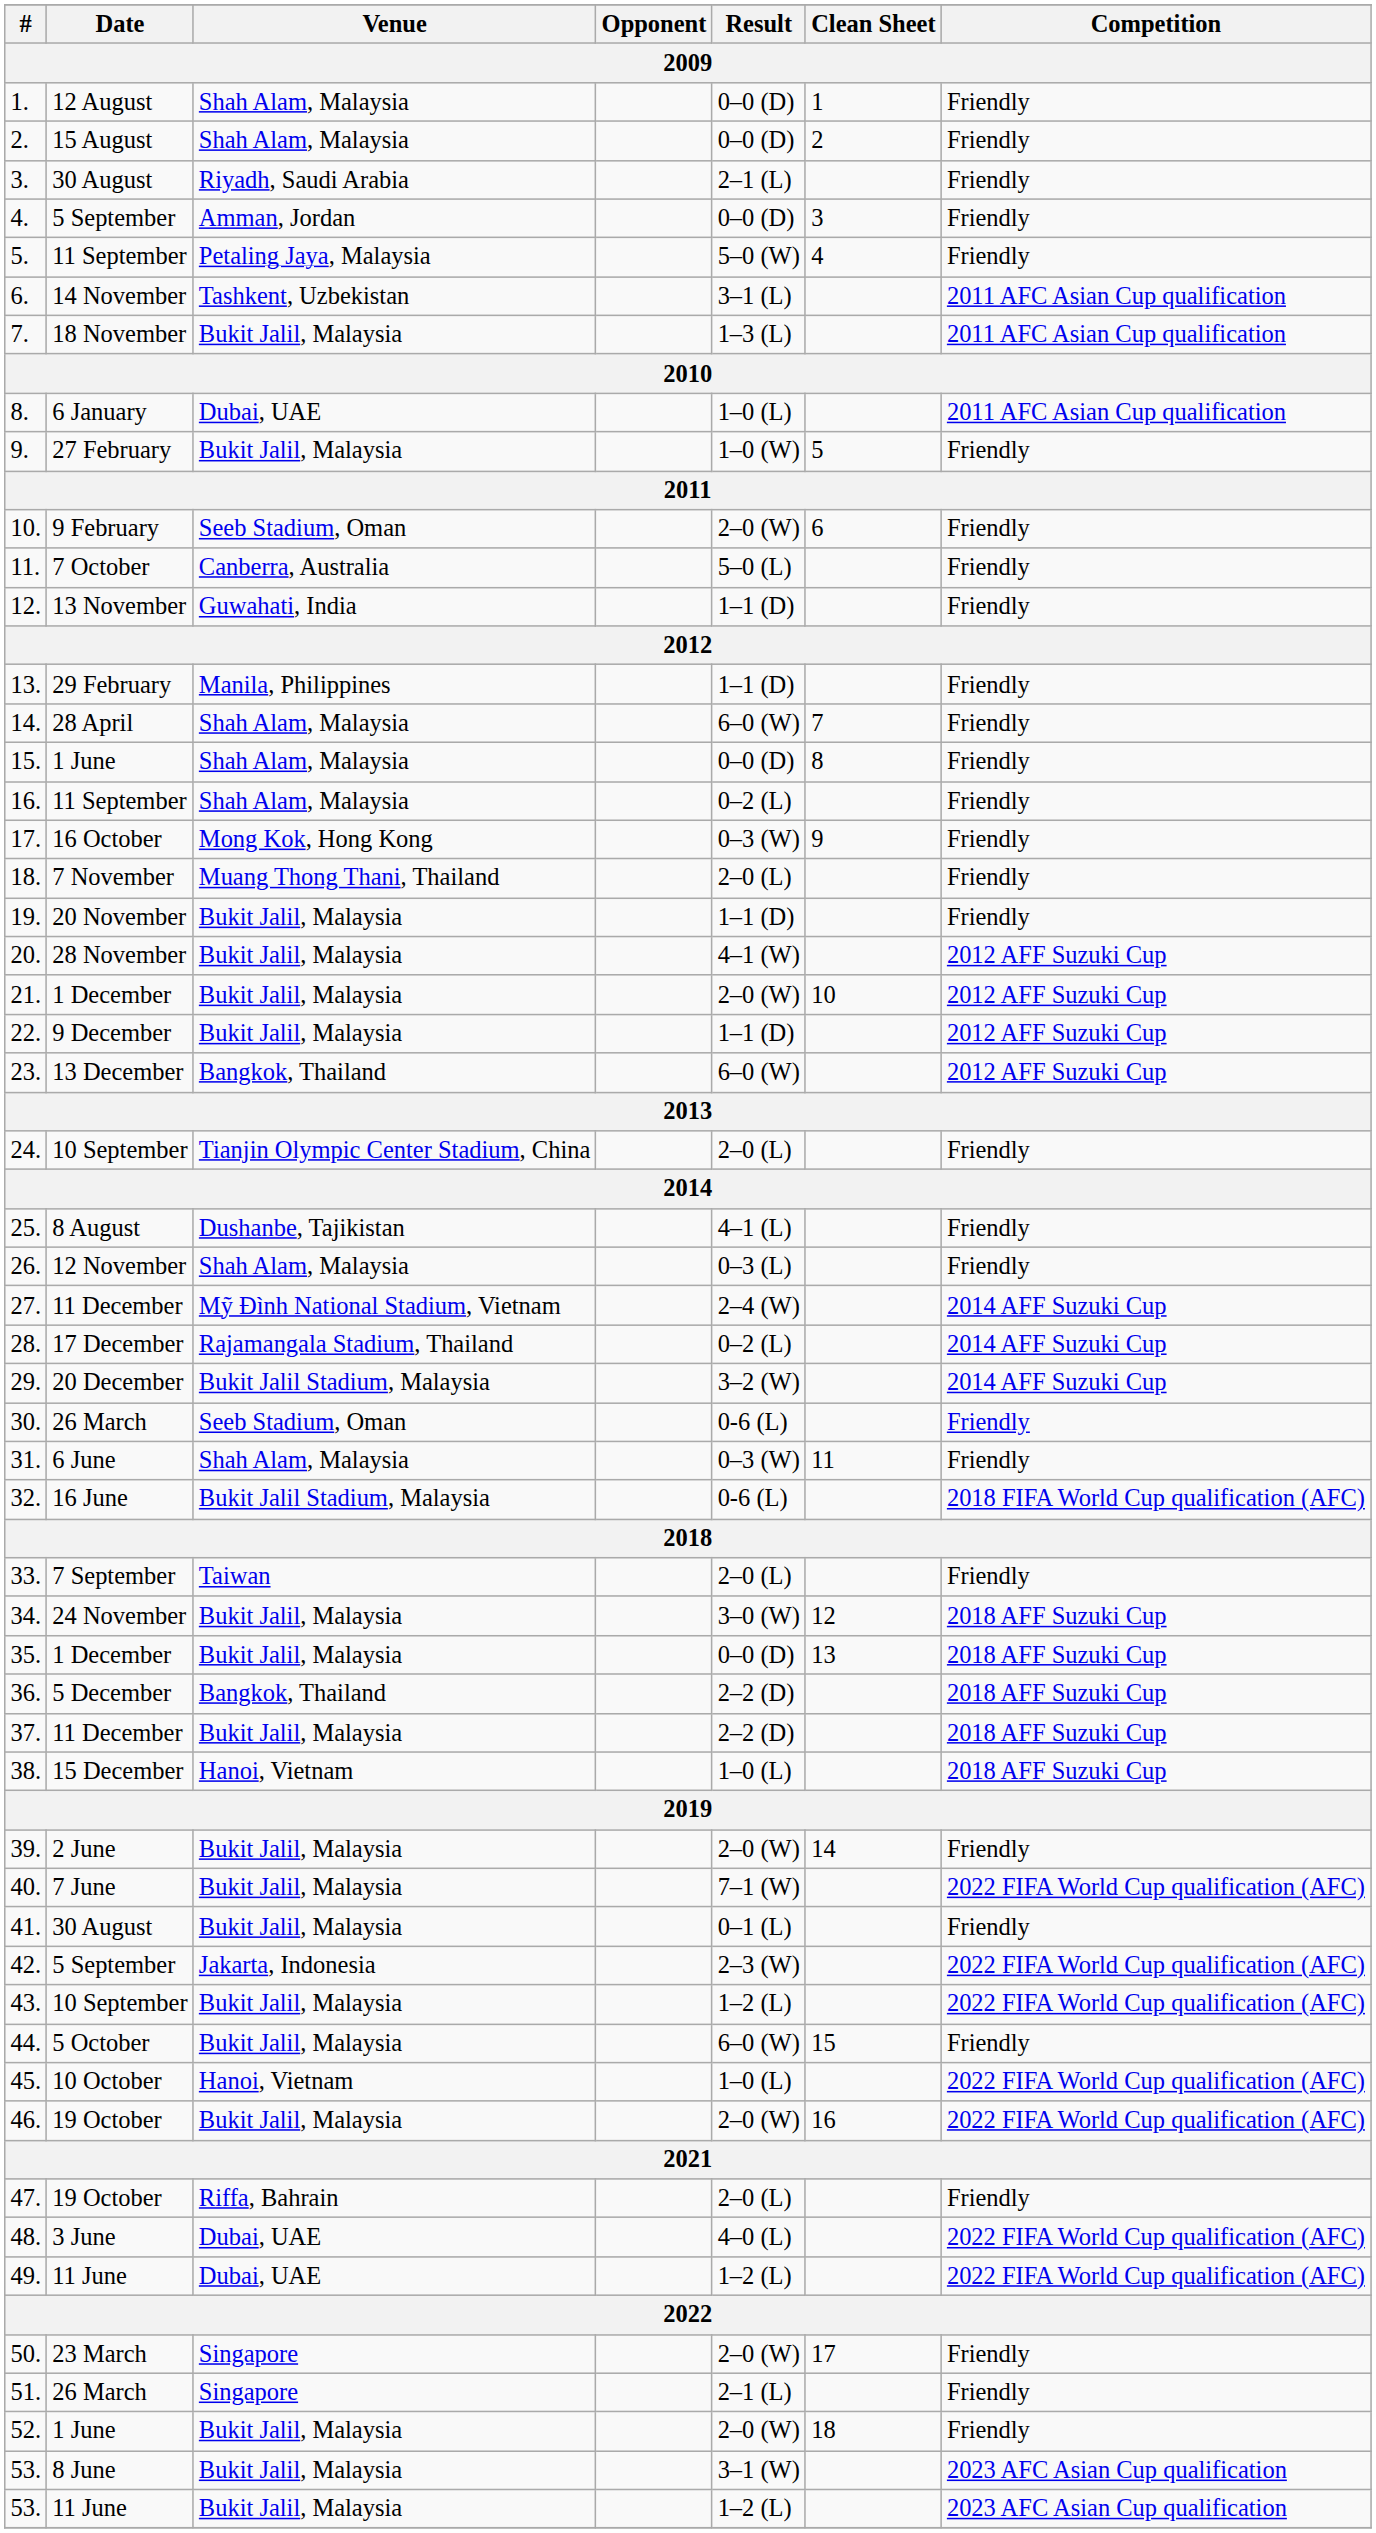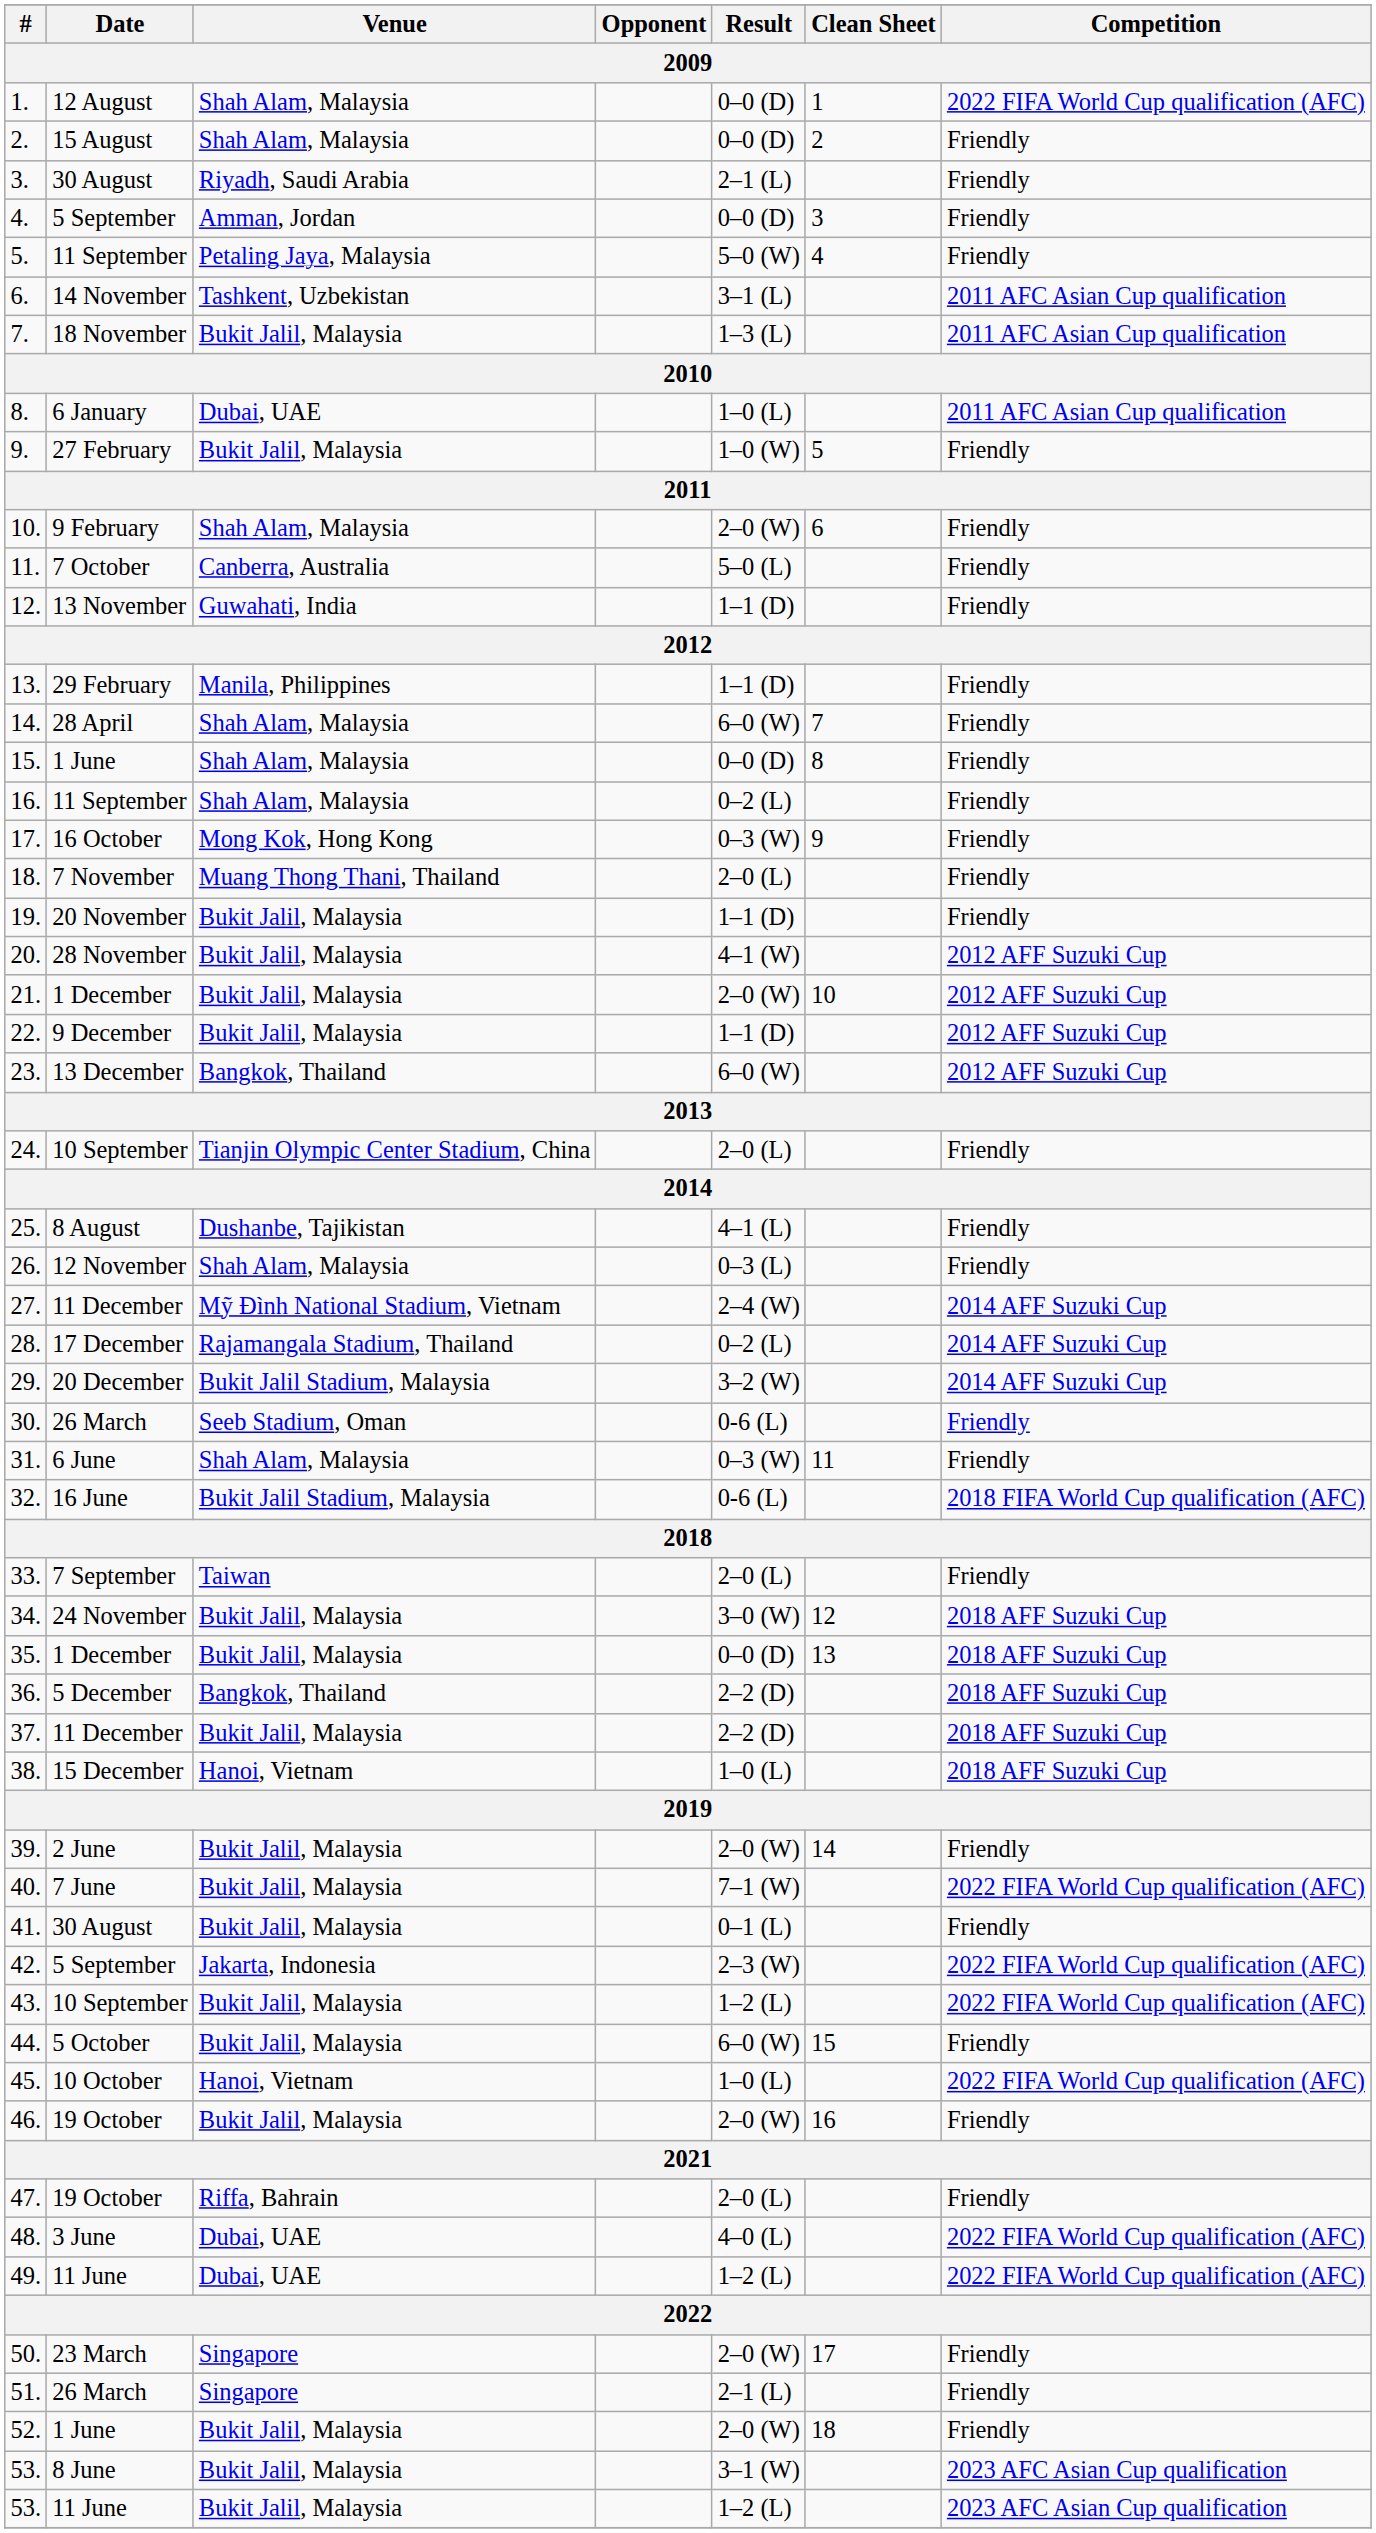(988, 101) Friendly -> (1156, 101) 2022 FIFA World Cup qualification (AFC)
(303, 528) Seeb Stadium, Oman -> (304, 528) Shah Alam, Malaysia
(1156, 2120) 2022 FIFA World Cup qualification (AFC) -> (988, 2120) Friendly
